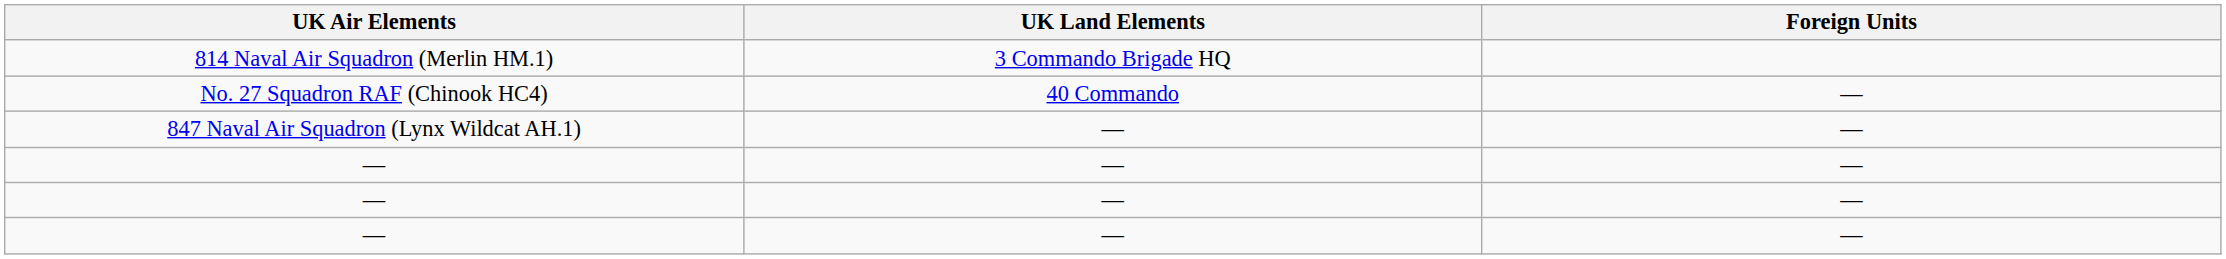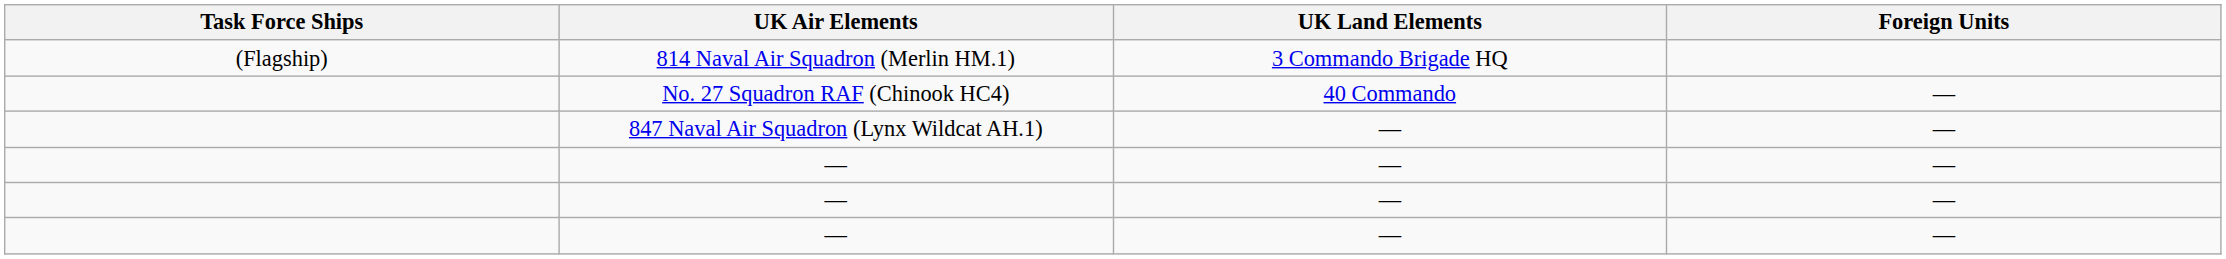+ column: (282, 22)
